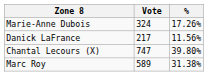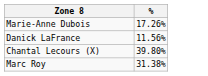- column: (152, 11)
